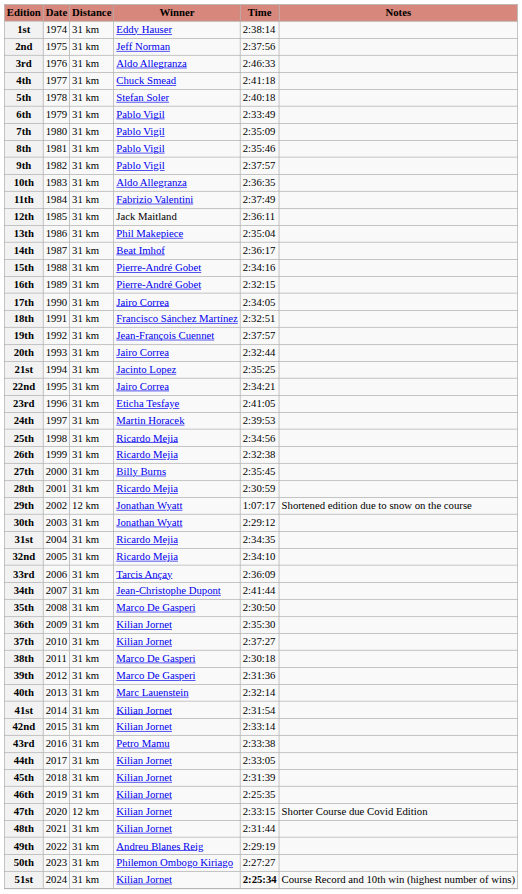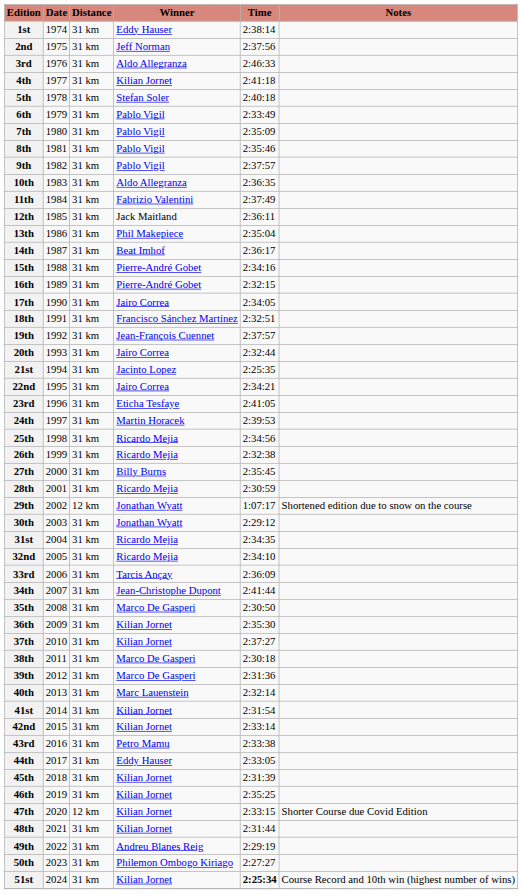(146, 81) Chuck Smead -> (144, 81) Kilian Jornet
(259, 370) 2:35:25 -> (259, 370) 2:25:35
(144, 761) Kilian Jornet -> (144, 761) Eddy Hauser
(259, 795) 2:25:35 -> (259, 795) 2:35:25
